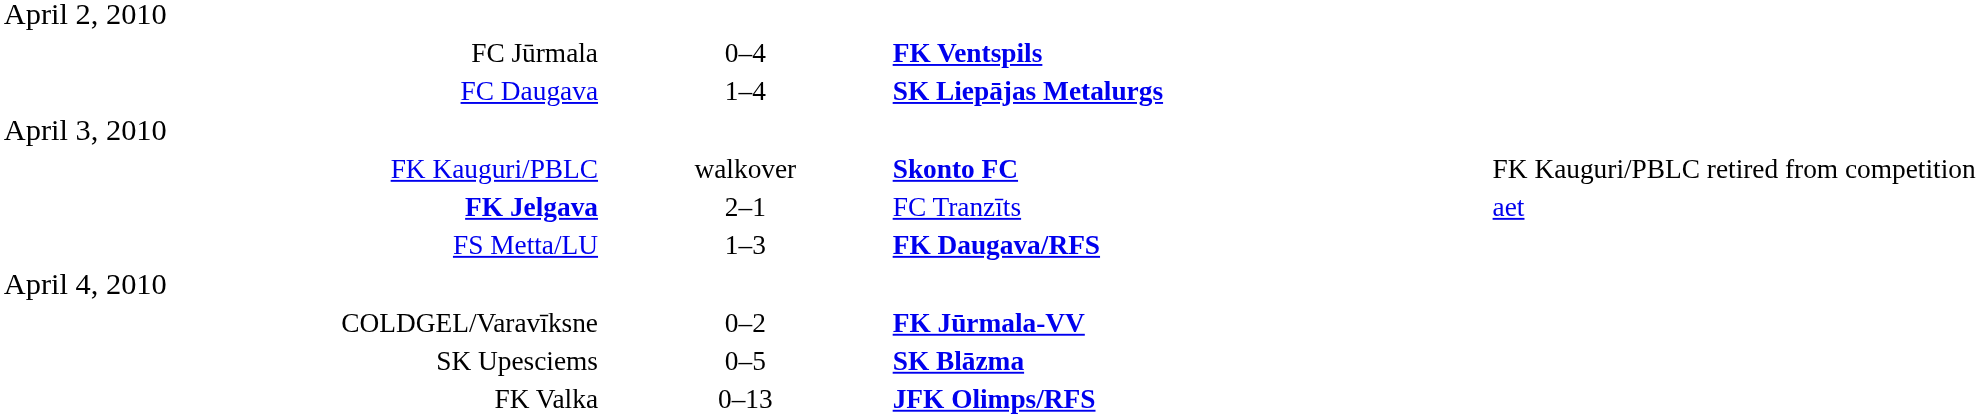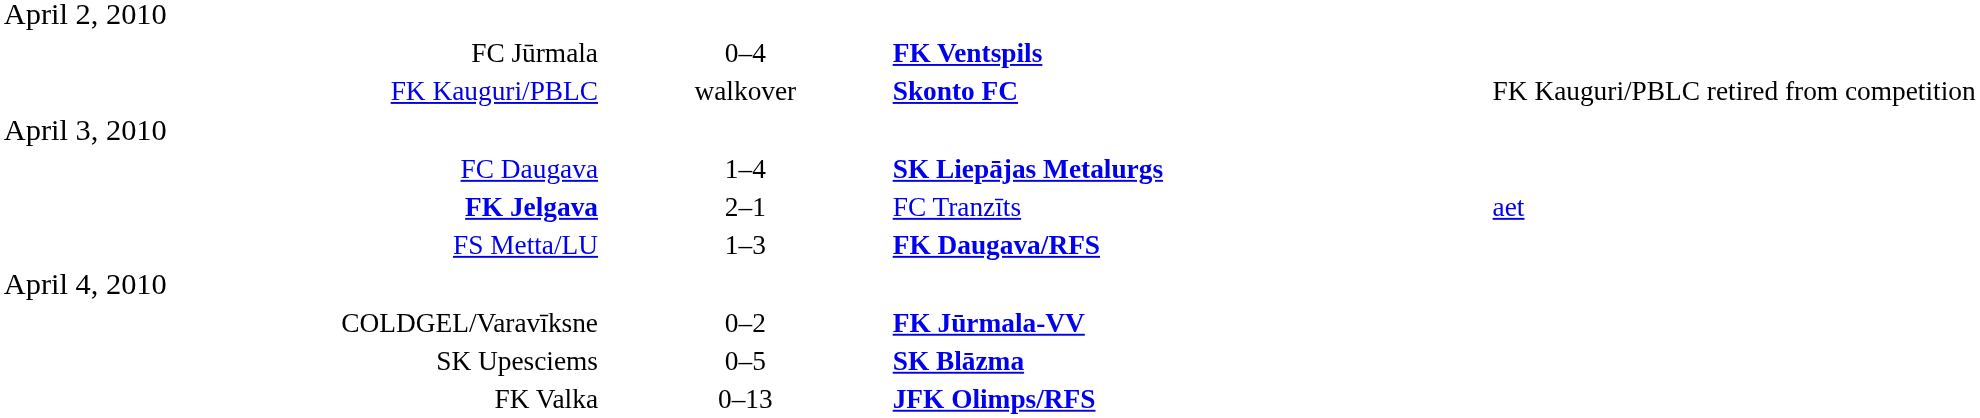rows swapped: (529, 91) <-> (494, 168)
